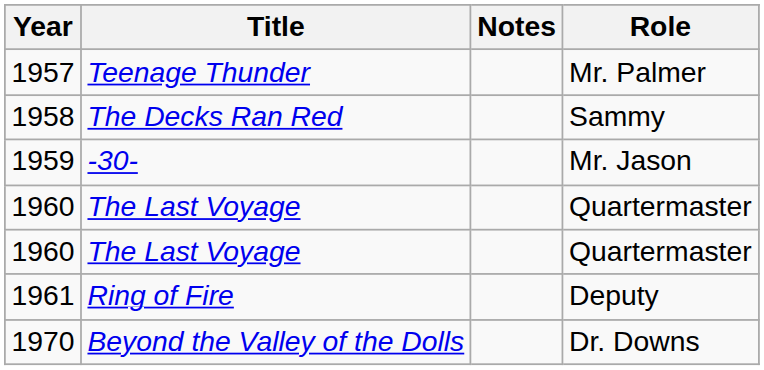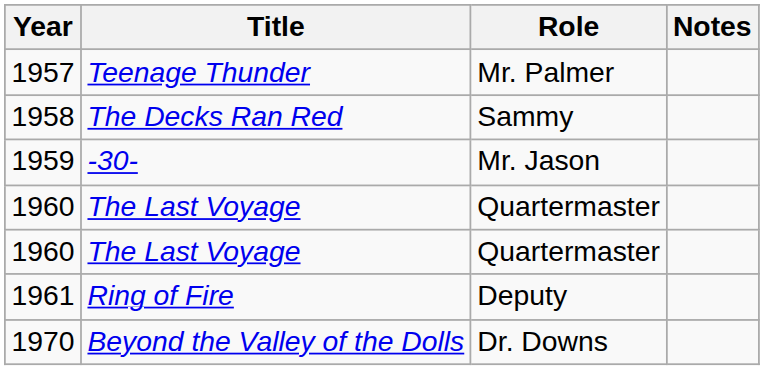columns swapped: (660, 26) <-> (517, 26)
